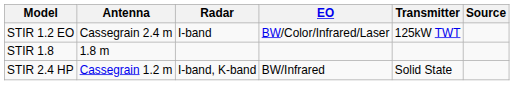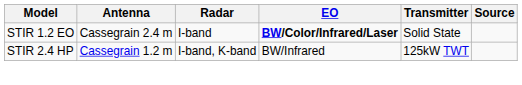(326, 32) normal -> (330, 32) bold
(428, 32) 125kW TWT -> (432, 32) Solid State
- row: (30, 51)
(423, 70) Solid State -> (436, 51) 125kW TWT
